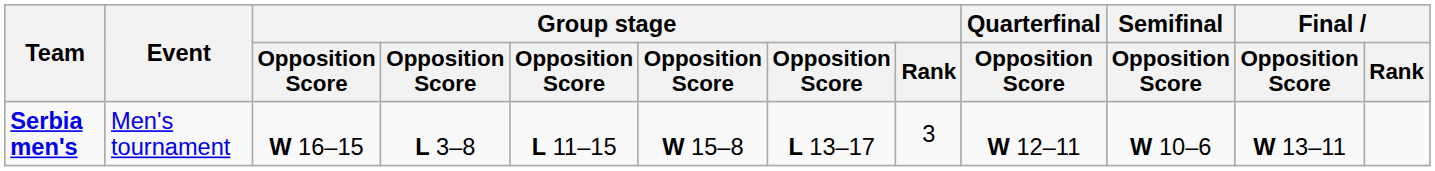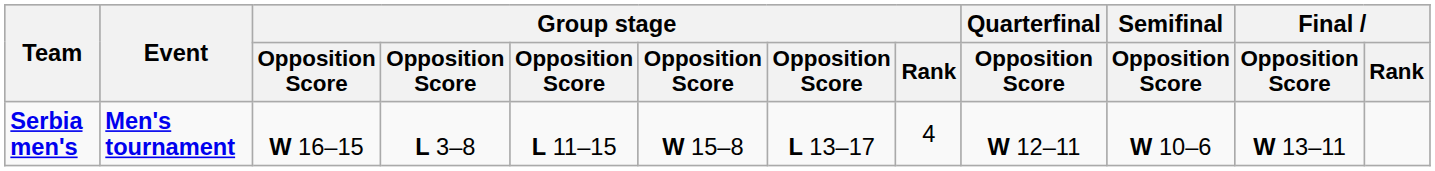(171, 134) normal -> (170, 134) bold
(929, 134) 3 -> (929, 134) 4
